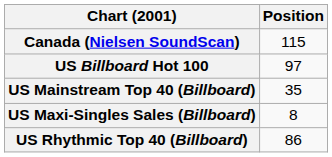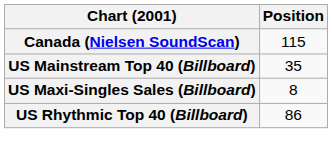- row: (132, 66)
